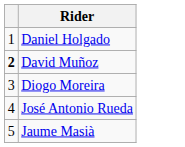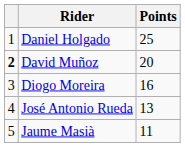+ column: (158, 16)
